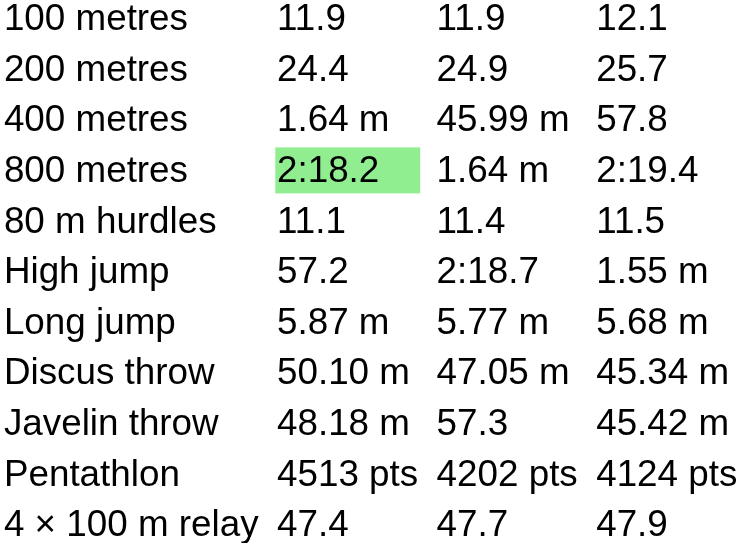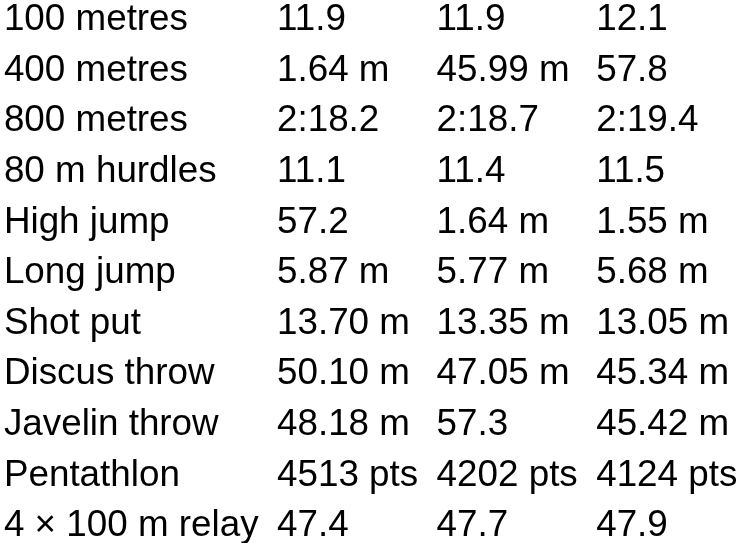- row: (96, 68)
(328, 169) lightgreen background -> (328, 119) no background
(493, 169) 1.64 m -> (488, 119) 2:18.7
(488, 270) 2:18.7 -> (493, 220) 1.64 m
+ row: (72, 321)
